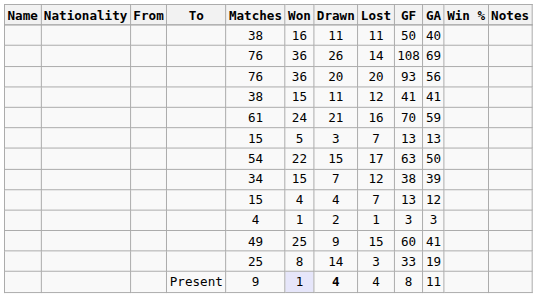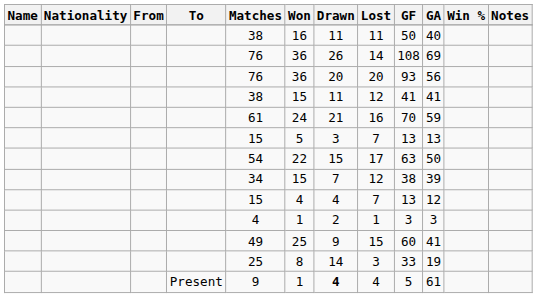(299, 282) lavender background -> (299, 282) no background
(409, 282) 8 -> (409, 282) 5
(434, 282) 11 -> (434, 282) 61
